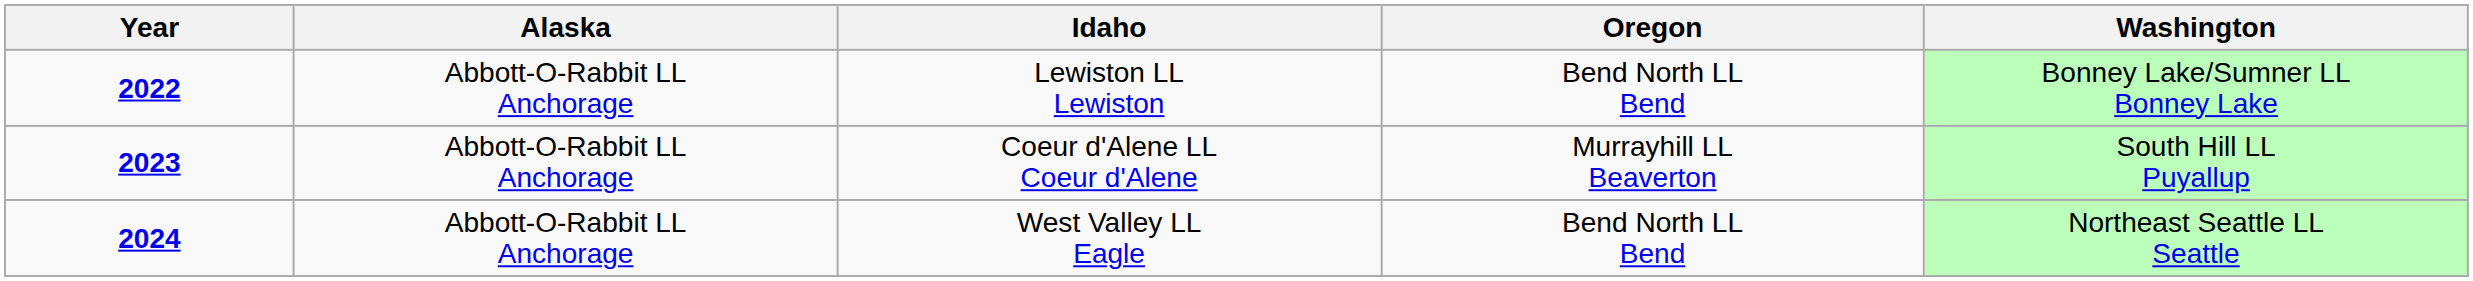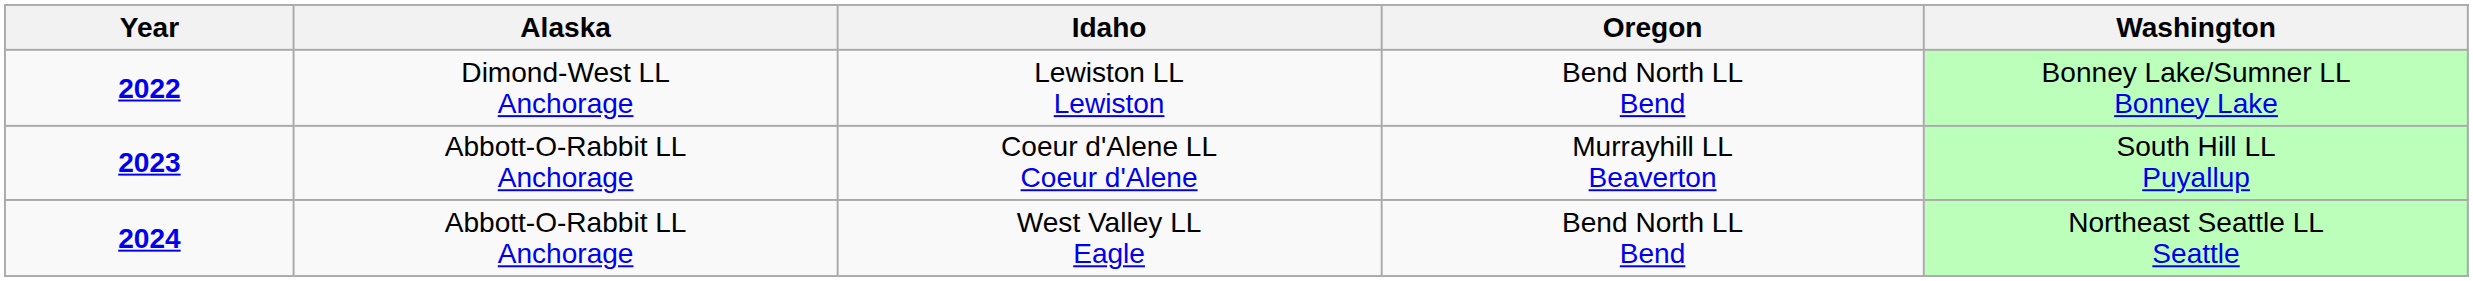(566, 88) Abbott-O-Rabbit LL Anchorage -> (566, 88) Dimond-West LL Anchorage
